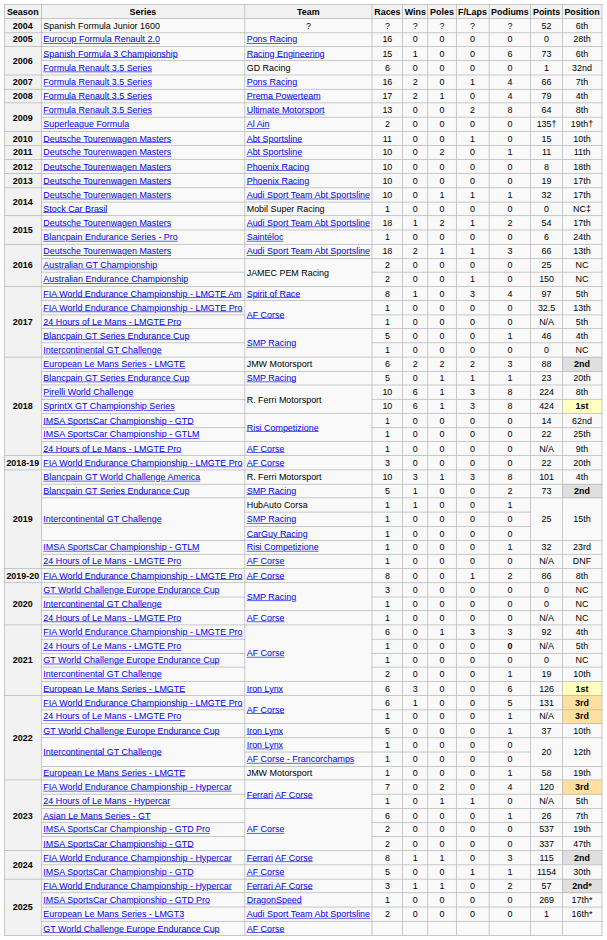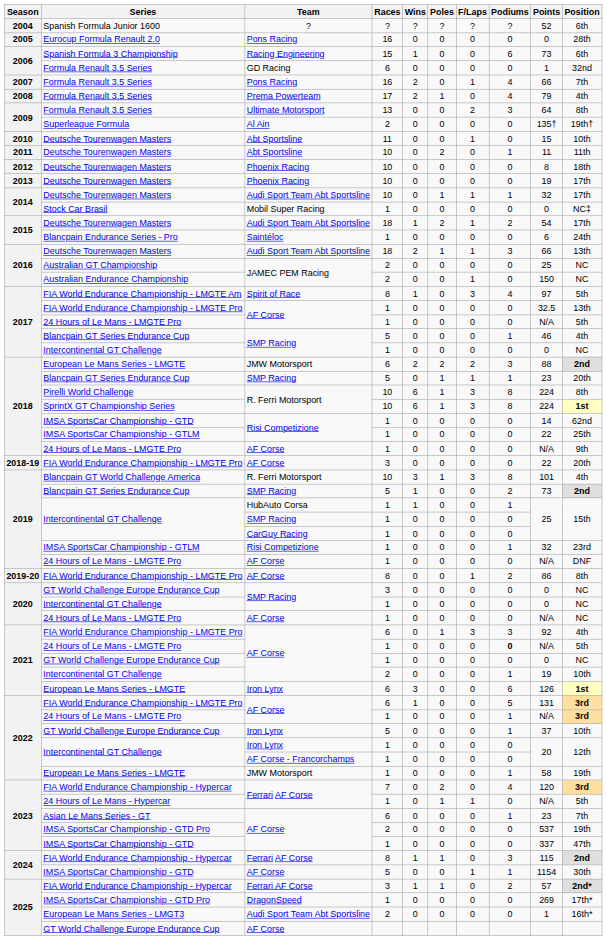(510, 110) 8 -> (510, 110) 3
(547, 407) 424 -> (547, 407) 224
(547, 816) 26 -> (547, 816) 23
(387, 844) 2 -> (387, 844) 1
